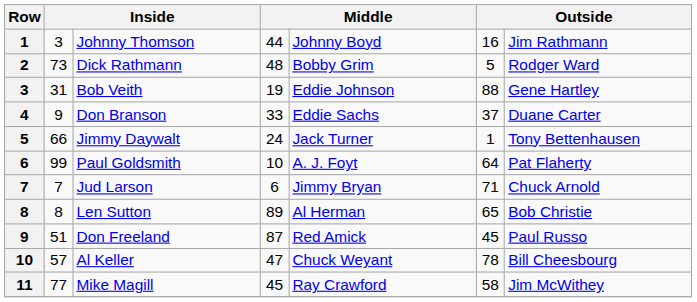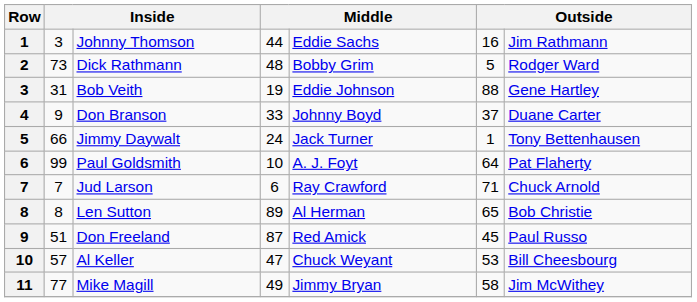(337, 41) Johnny Boyd -> (336, 41) Eddie Sachs
(336, 114) Eddie Sachs -> (337, 114) Johnny Boyd
(337, 187) Jimmy Bryan -> (339, 187) Ray Crawford
(490, 261) 78 -> (490, 261) 53
(274, 285) 45 -> (274, 285) 49
(339, 285) Ray Crawford -> (337, 285) Jimmy Bryan
